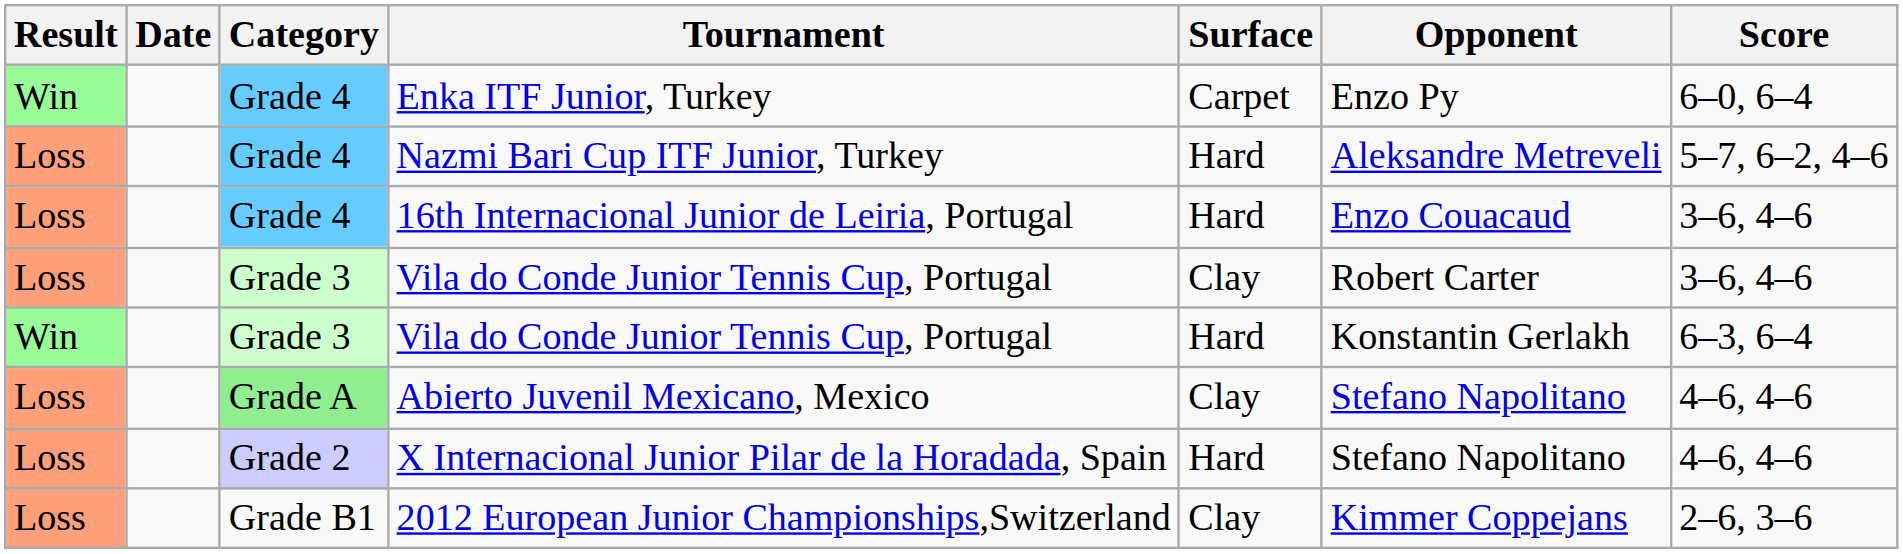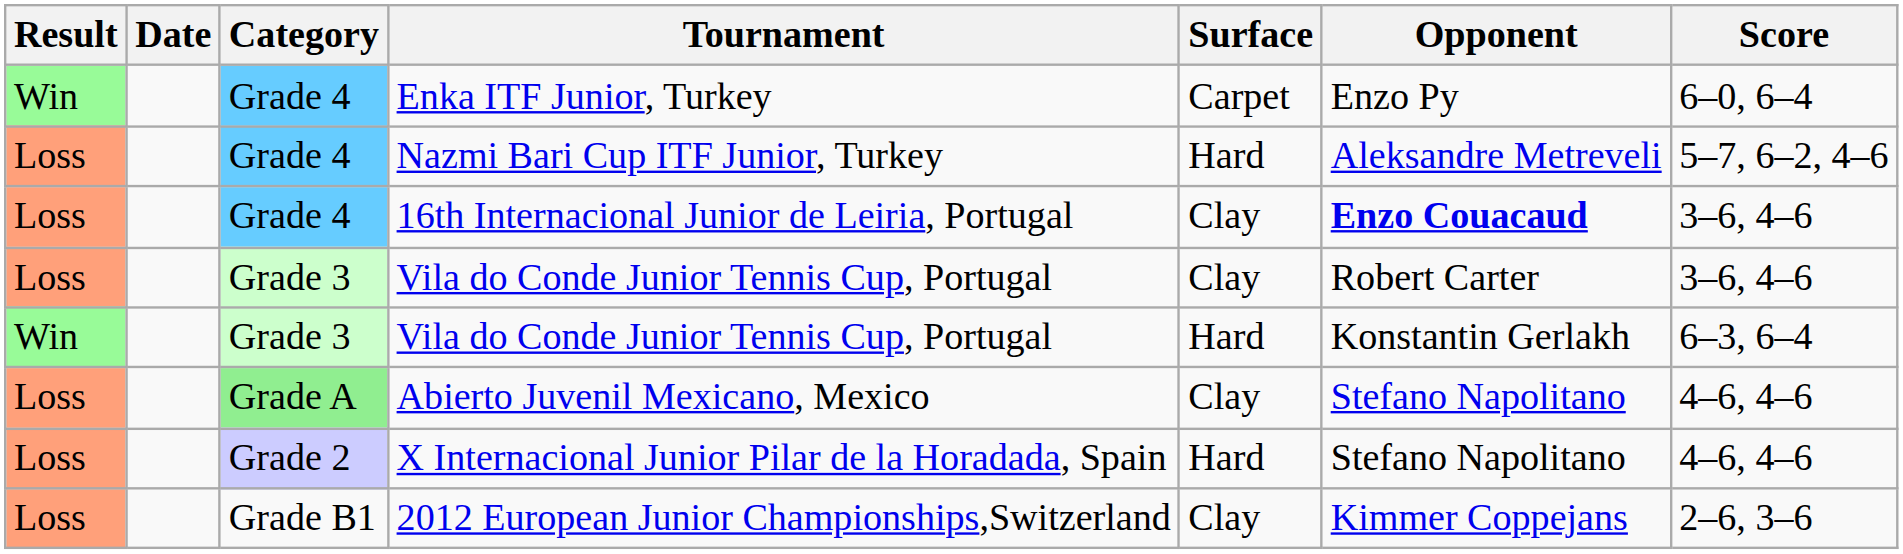(1226, 215) Hard -> (1224, 215) Clay
(1451, 215) normal -> (1459, 215) bold
